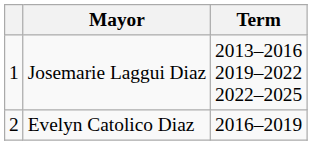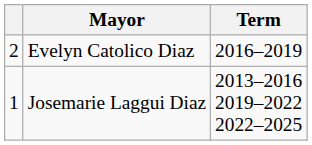rows swapped: (117, 72) <-> (111, 124)
